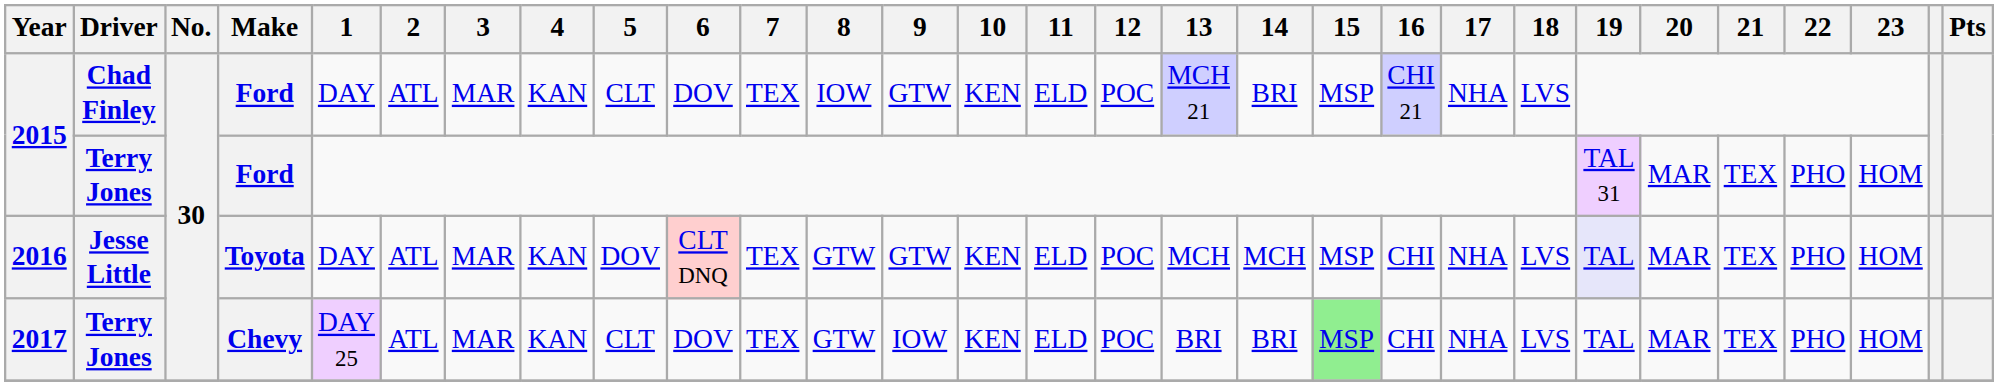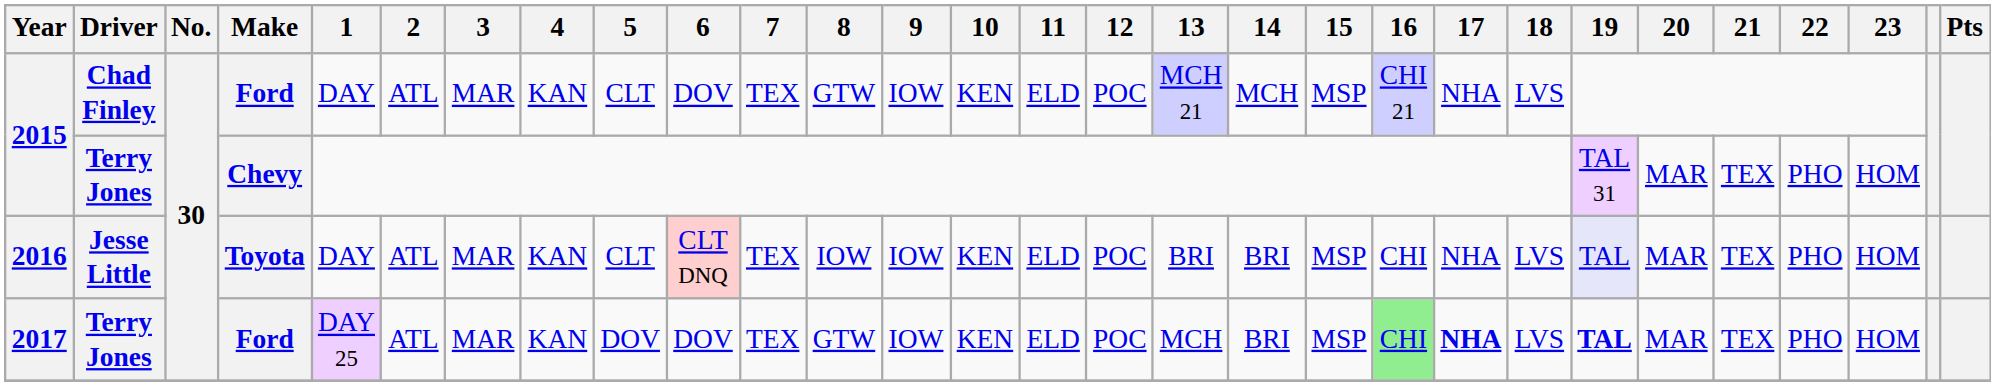(844, 93) IOW -> (844, 93) GTW
(920, 93) GTW -> (916, 93) IOW
(1275, 93) BRI -> (1267, 93) MCH
(265, 174) Ford -> (265, 174) Chevy
(630, 256) DOV -> (630, 256) CLT
(844, 256) GTW -> (844, 256) IOW
(920, 256) GTW -> (916, 256) IOW
(1199, 256) MCH -> (1191, 256) BRI
(1275, 256) MCH -> (1267, 256) BRI
(265, 338) Chevy -> (265, 338) Ford
(630, 338) CLT -> (630, 338) DOV
(1199, 338) BRI -> (1191, 338) MCH
(1347, 338) lightgreen background -> (1339, 338) no background
(1411, 338) no background -> (1403, 338) lightgreen background
(1478, 338) normal -> (1471, 338) bold
(1609, 338) normal -> (1605, 338) bold
